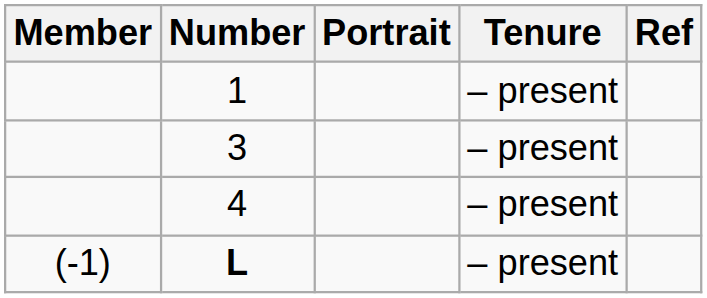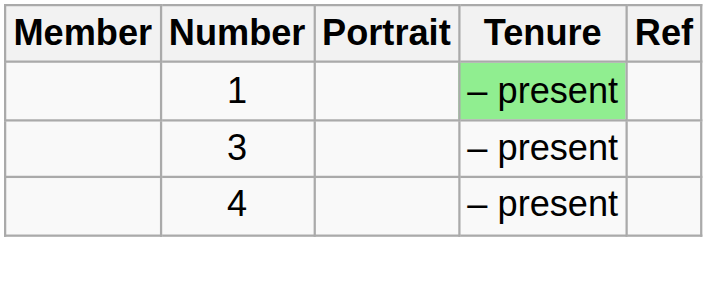(543, 90) no background -> (543, 90) lightgreen background
- row: (237, 262)
